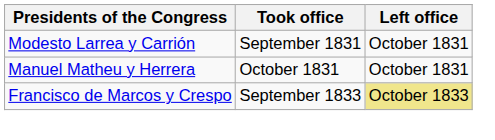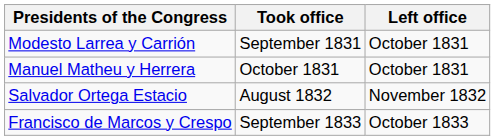+ row: (98, 95)
(419, 95) khaki background -> (419, 122) no background
